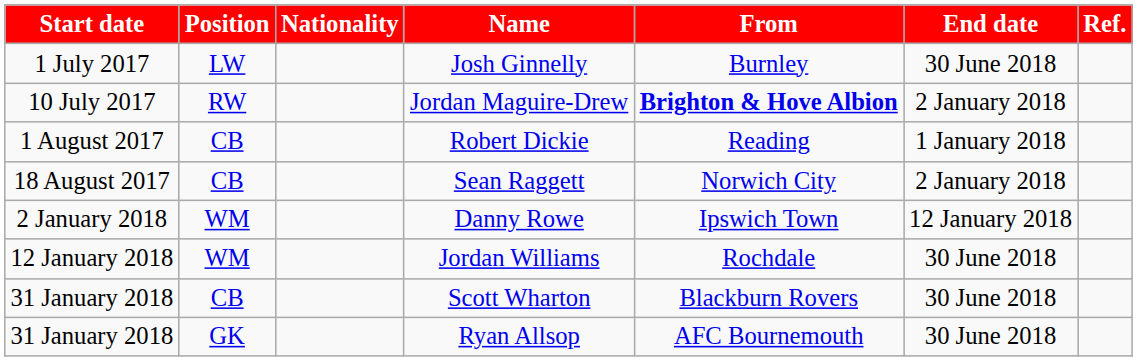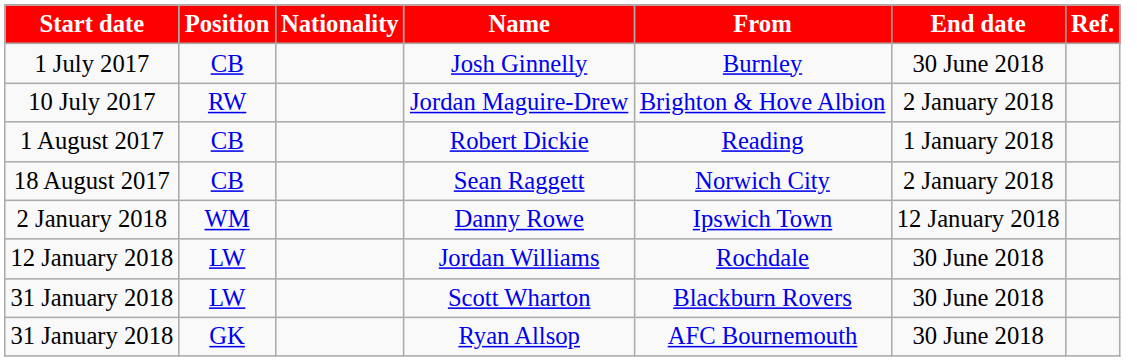(227, 63) LW -> (227, 63) CB
(769, 102) bold -> (763, 102) normal
(227, 258) WM -> (227, 258) LW
(227, 297) CB -> (227, 297) LW
